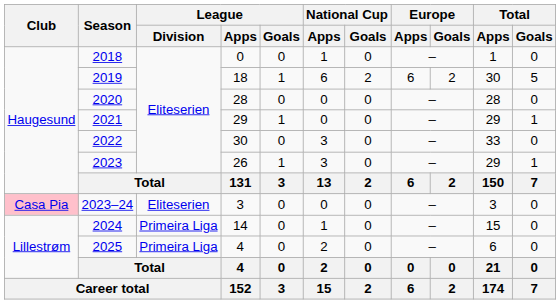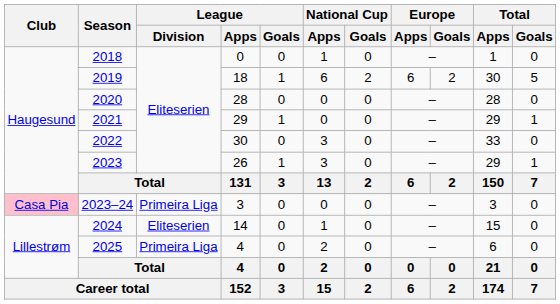(178, 204) Eliteserien -> (178, 204) Primeira Liga
(178, 225) Primeira Liga -> (178, 225) Eliteserien
